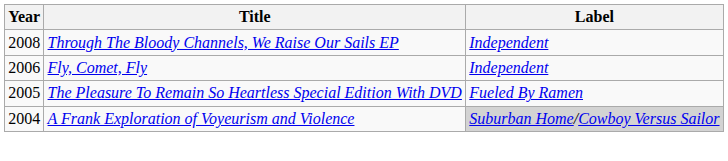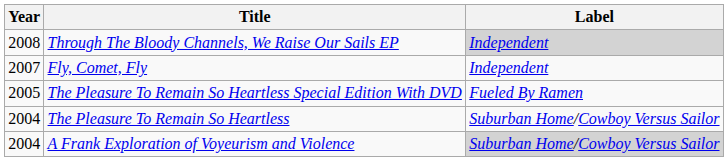(509, 42) no background -> (509, 42) lightgrey background
(24, 67) 2006 -> (24, 67) 2007
+ row: (169, 118)
